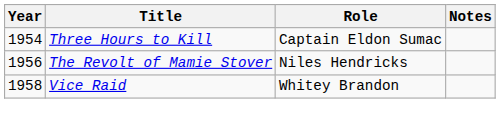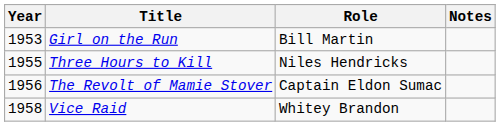+ row: (113, 40)
(25, 40) 1954 -> (25, 63) 1955
(361, 40) Captain Eldon Sumac -> (343, 63) Niles Hendricks
(343, 63) Niles Hendricks -> (361, 86) Captain Eldon Sumac
